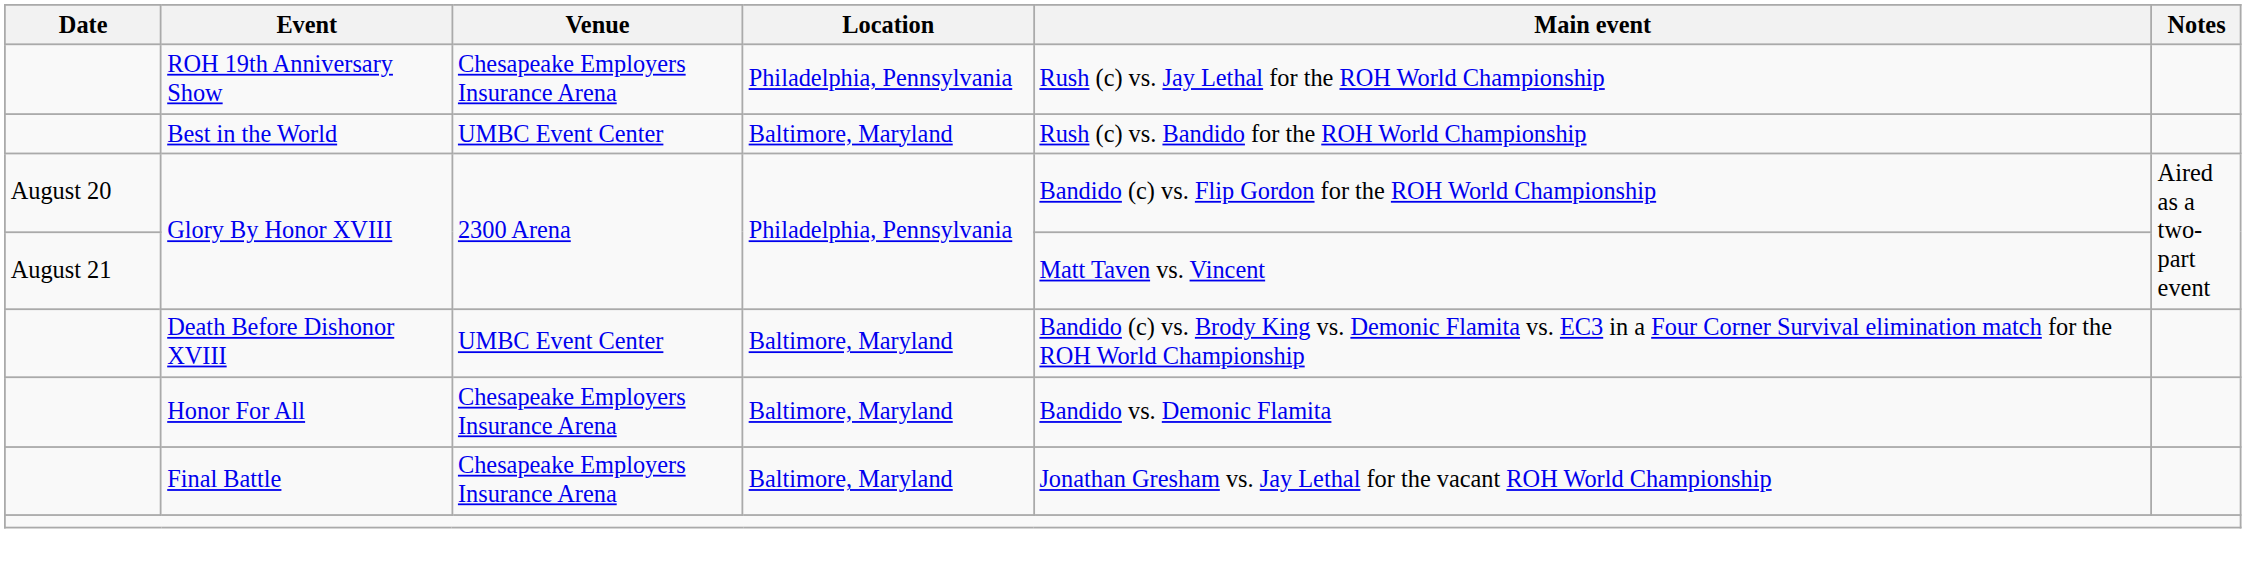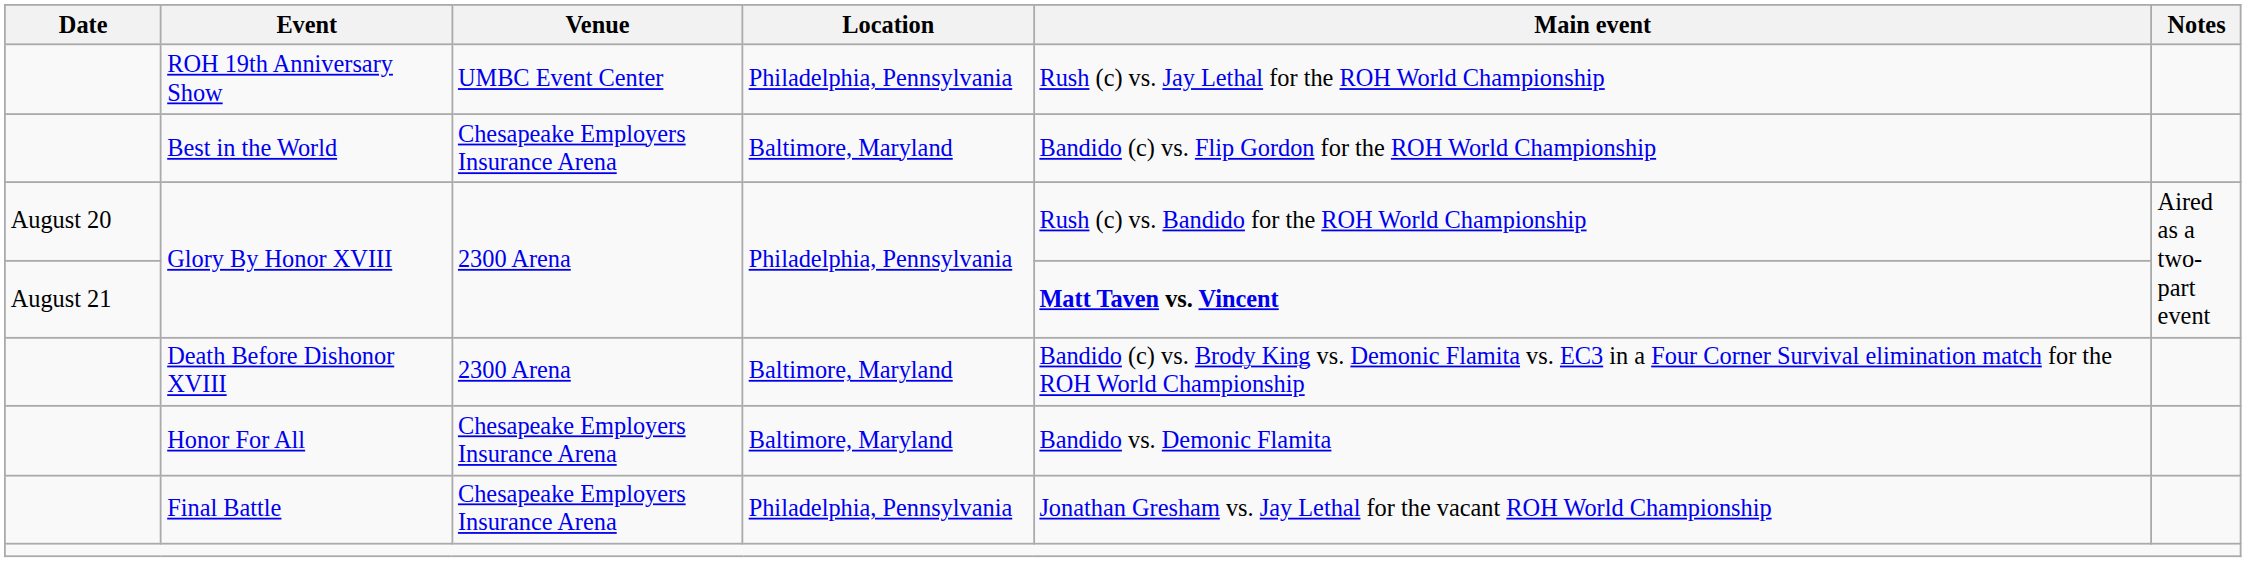(572, 78) Chesapeake Employers Insurance Arena -> (561, 78) UMBC Event Center
(561, 133) UMBC Event Center -> (572, 147) Chesapeake Employers Insurance Arena
(1313, 133) Rush (c) vs. Bandido for the ROH World Championship -> (1348, 147) Bandido (c) vs. Flip Gordon for the ROH World Championship
(1348, 191) Bandido (c) vs. Flip Gordon for the ROH World Championship -> (1313, 220) Rush (c) vs. Bandido for the ROH World Championship
(1152, 269) normal -> (1159, 297) bold
(561, 342) UMBC Event Center -> (514, 370) 2300 Arena
(851, 479) Baltimore, Maryland -> (880, 508) Philadelphia, Pennsylvania
